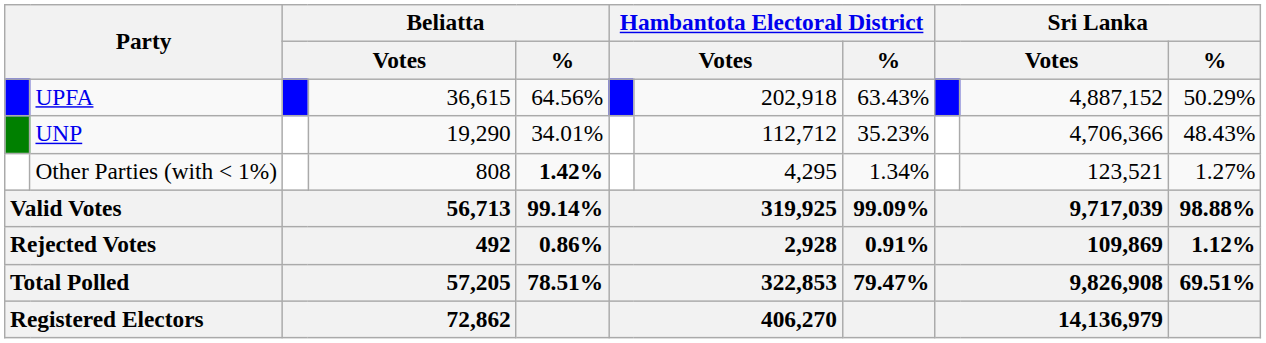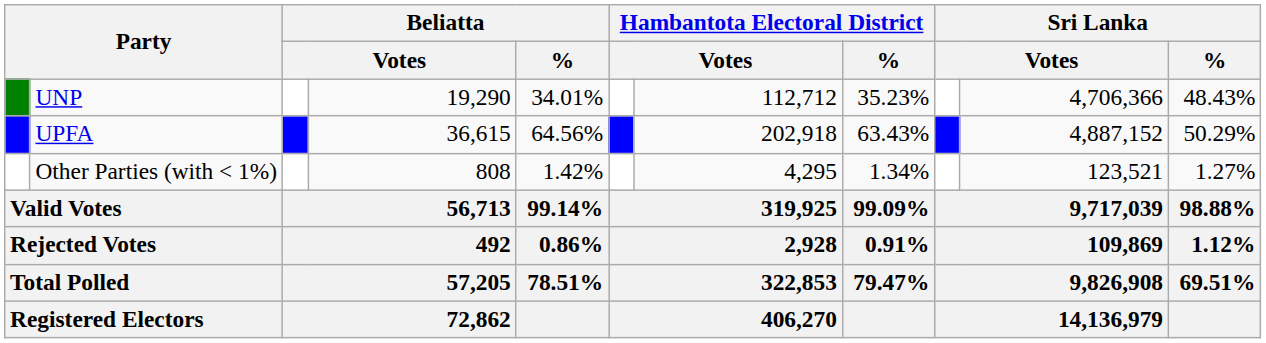rows swapped: (64, 97) <-> (59, 134)
(571, 171) bold -> (573, 171) normal
